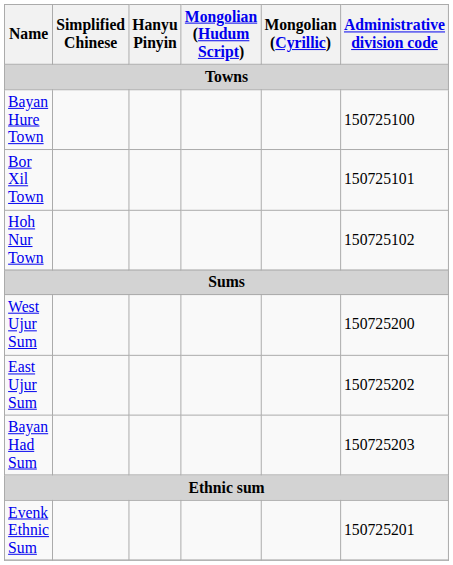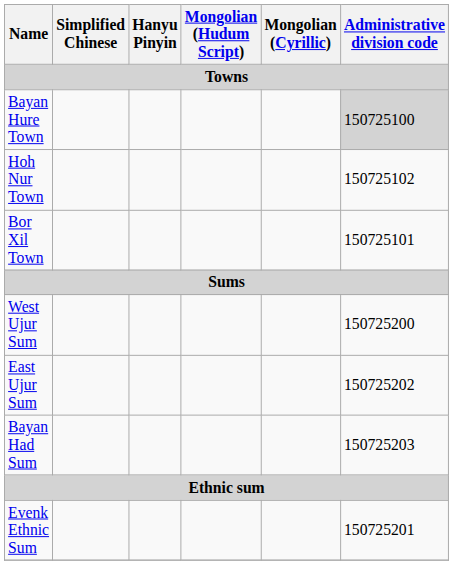(379, 119) no background -> (379, 119) lightgrey background
rows swapped: (26, 179) <-> (26, 239)
